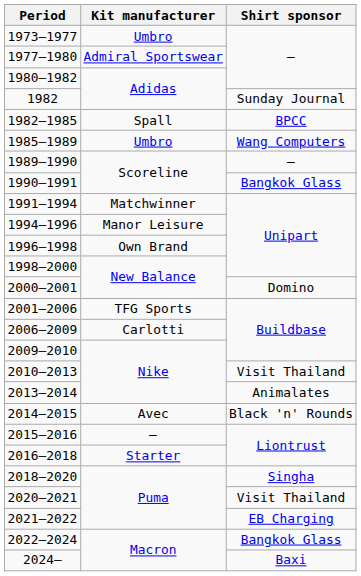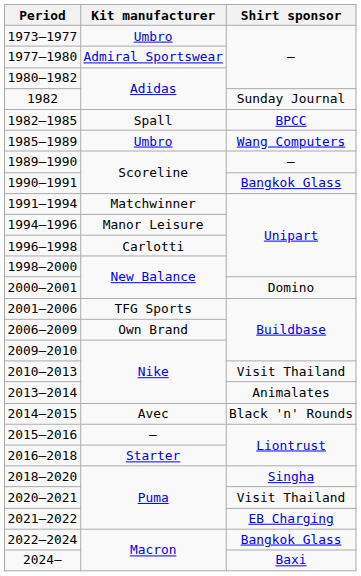(153, 246) Own Brand -> (153, 246) Carlotti
(153, 330) Carlotti -> (153, 330) Own Brand
